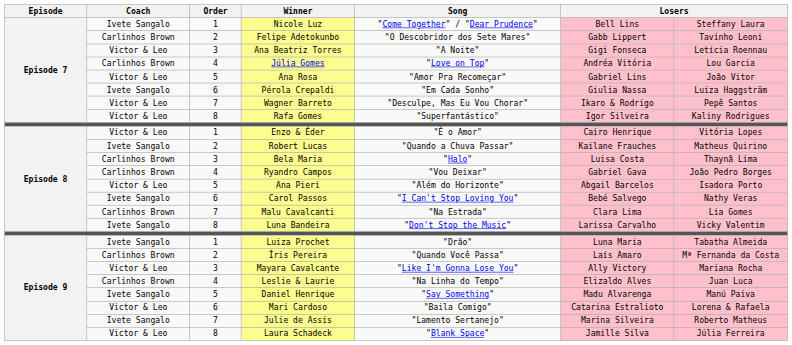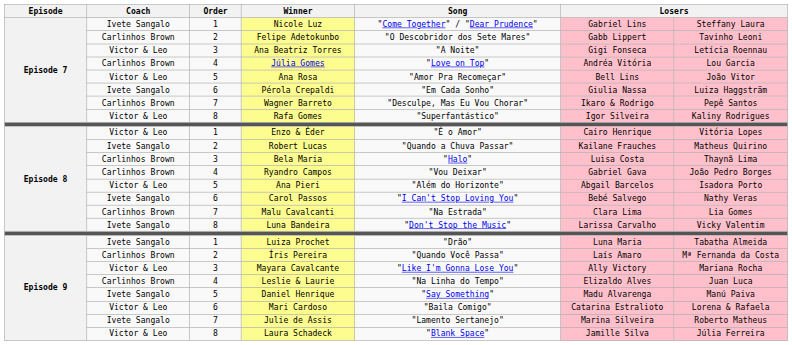(617, 24) Bell Lins -> (617, 24) Gabriel Lins
(617, 77) Gabriel Lins -> (617, 77) Bell Lins
(138, 103) Victor & Leo -> (138, 103) Carlinhos Brown
